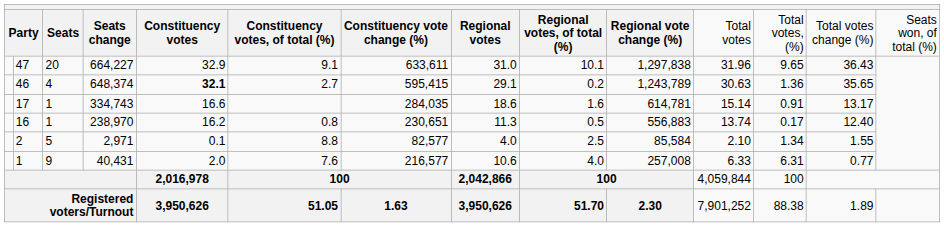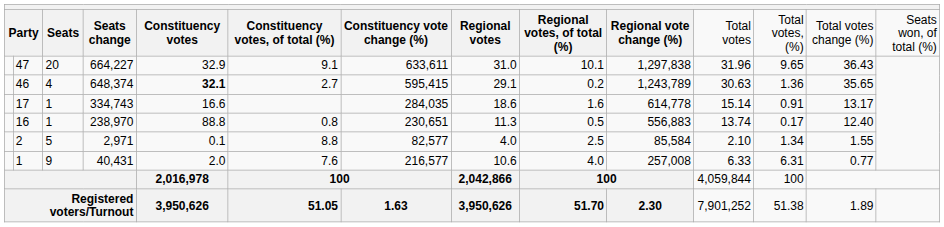(669, 103) 614,781 -> (669, 103) 614,778
(214, 122) 16.2 -> (214, 122) 88.8
(789, 205) 88.38 -> (789, 205) 51.38
